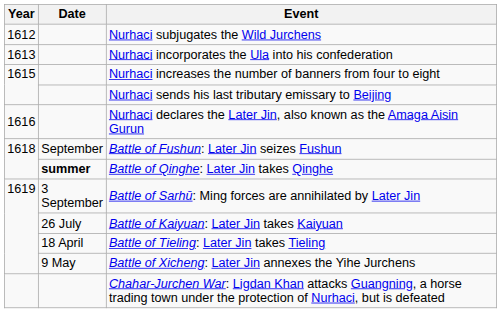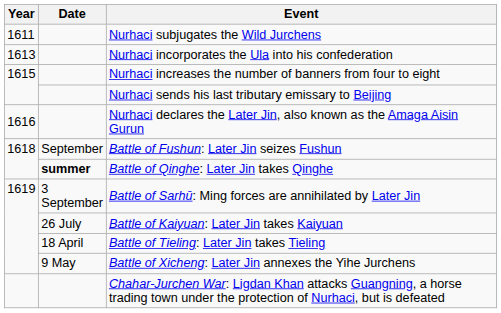(21, 34) 1612 -> (21, 34) 1611
